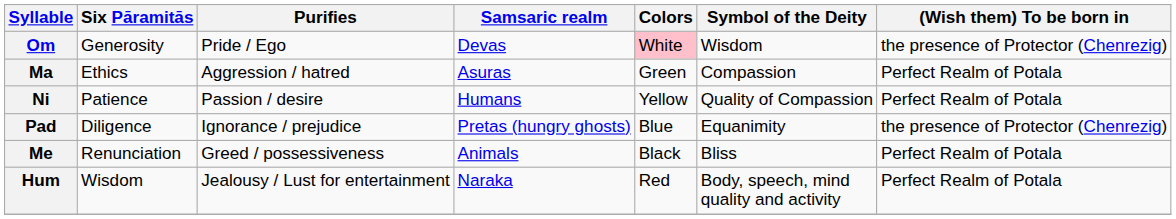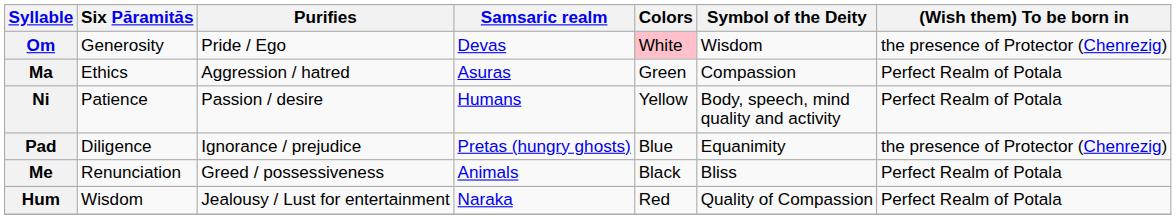(787, 99) Quality of Compassion -> (775, 109) Body, speech, mind quality and activity
(775, 190) Body, speech, mind quality and activity -> (787, 200) Quality of Compassion
